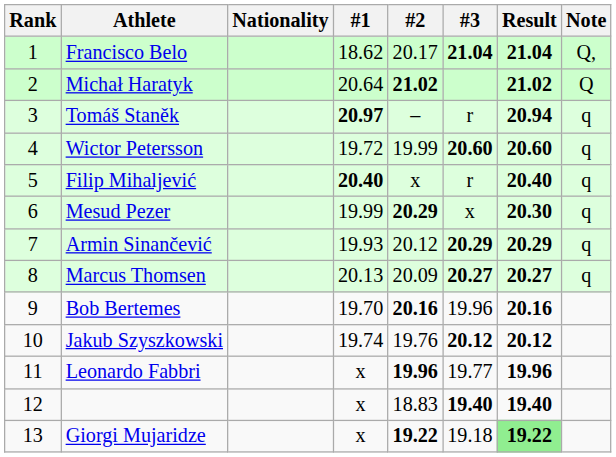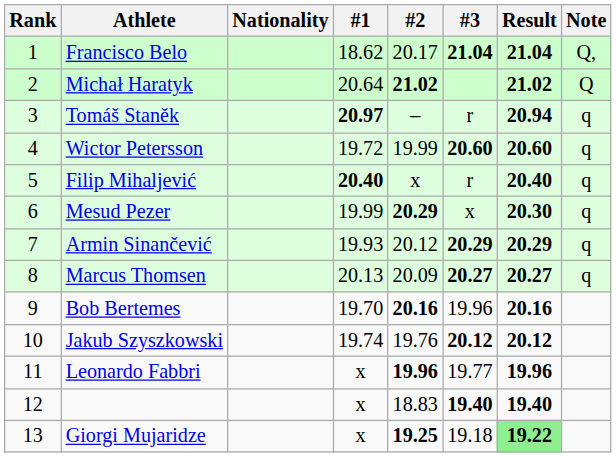(415, 436) 19.22 -> (415, 436) 19.25
